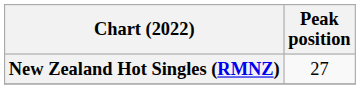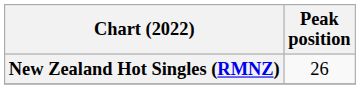(319, 68) 27 -> (319, 68) 26
